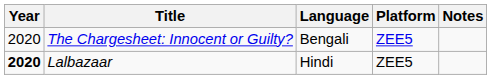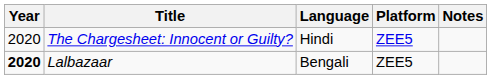(324, 39) Bengali -> (316, 39) Hindi
(316, 62) Hindi -> (324, 62) Bengali
